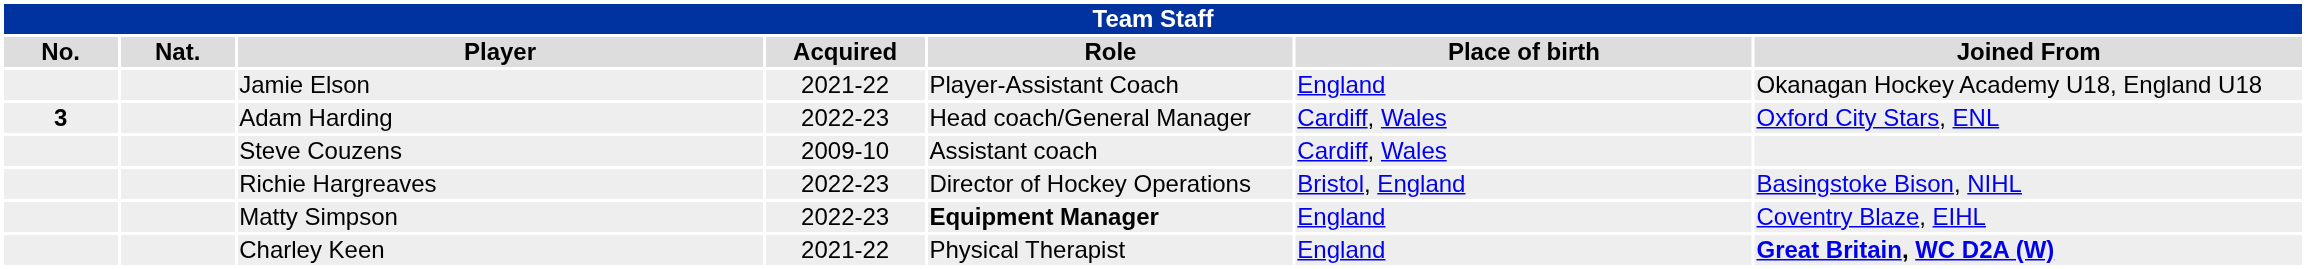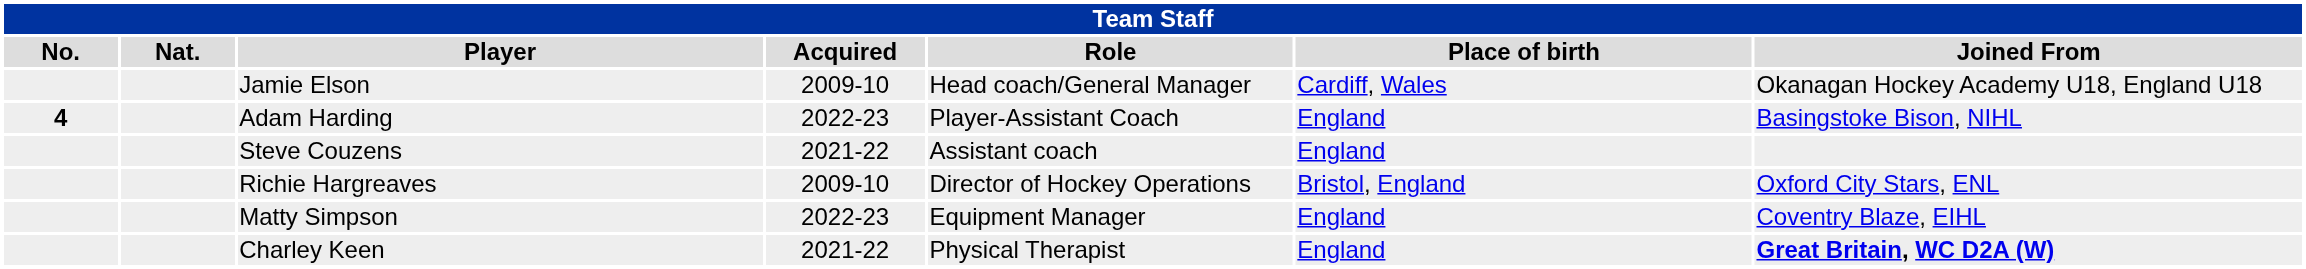(845, 84) 2021-22 -> (845, 84) 2009-10
(1054, 84) Player-Assistant Coach -> (1090, 84) Head coach/General Manager
(1341, 84) England -> (1372, 84) Cardiff, Wales
(61, 117) 3 -> (61, 117) 4
(1090, 117) Head coach/General Manager -> (1054, 117) Player-Assistant Coach
(1372, 117) Cardiff, Wales -> (1341, 117) England
(1878, 117) Oxford City Stars, ENL -> (1889, 117) Basingstoke Bison, NIHL
(845, 150) 2009-10 -> (845, 150) 2021-22
(1372, 150) Cardiff, Wales -> (1341, 150) England
(845, 183) 2022-23 -> (845, 183) 2009-10
(1889, 183) Basingstoke Bison, NIHL -> (1878, 183) Oxford City Stars, ENL
(1044, 216) bold -> (1038, 216) normal
